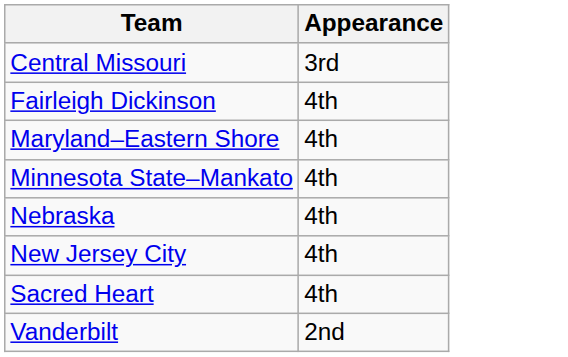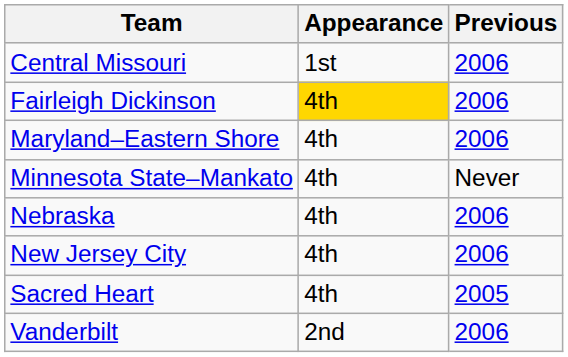+ column: (506, 23)
(322, 62) 3rd -> (320, 62) 1st
(321, 100) no background -> (321, 100) gold background
